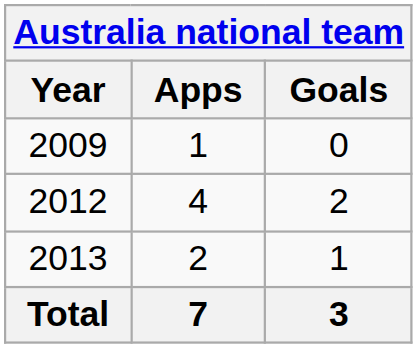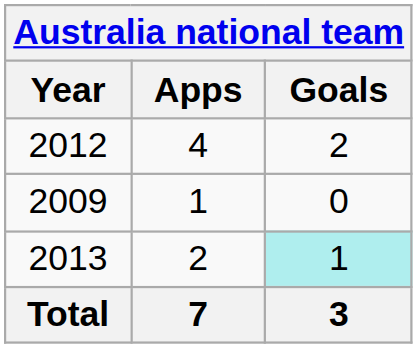rows swapped: (68, 145) <-> (68, 201)
(339, 257) no background -> (339, 257) paleturquoise background
